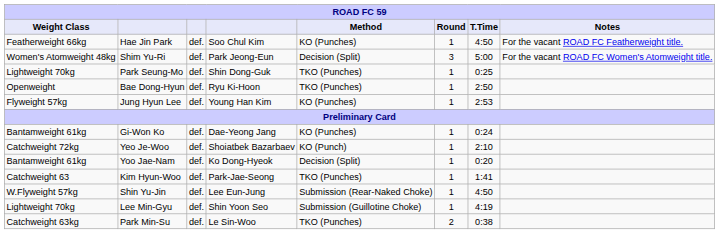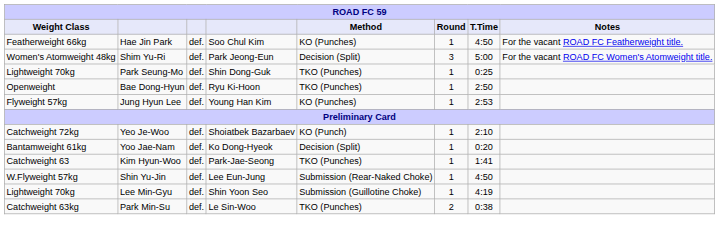- row: (142, 131)
